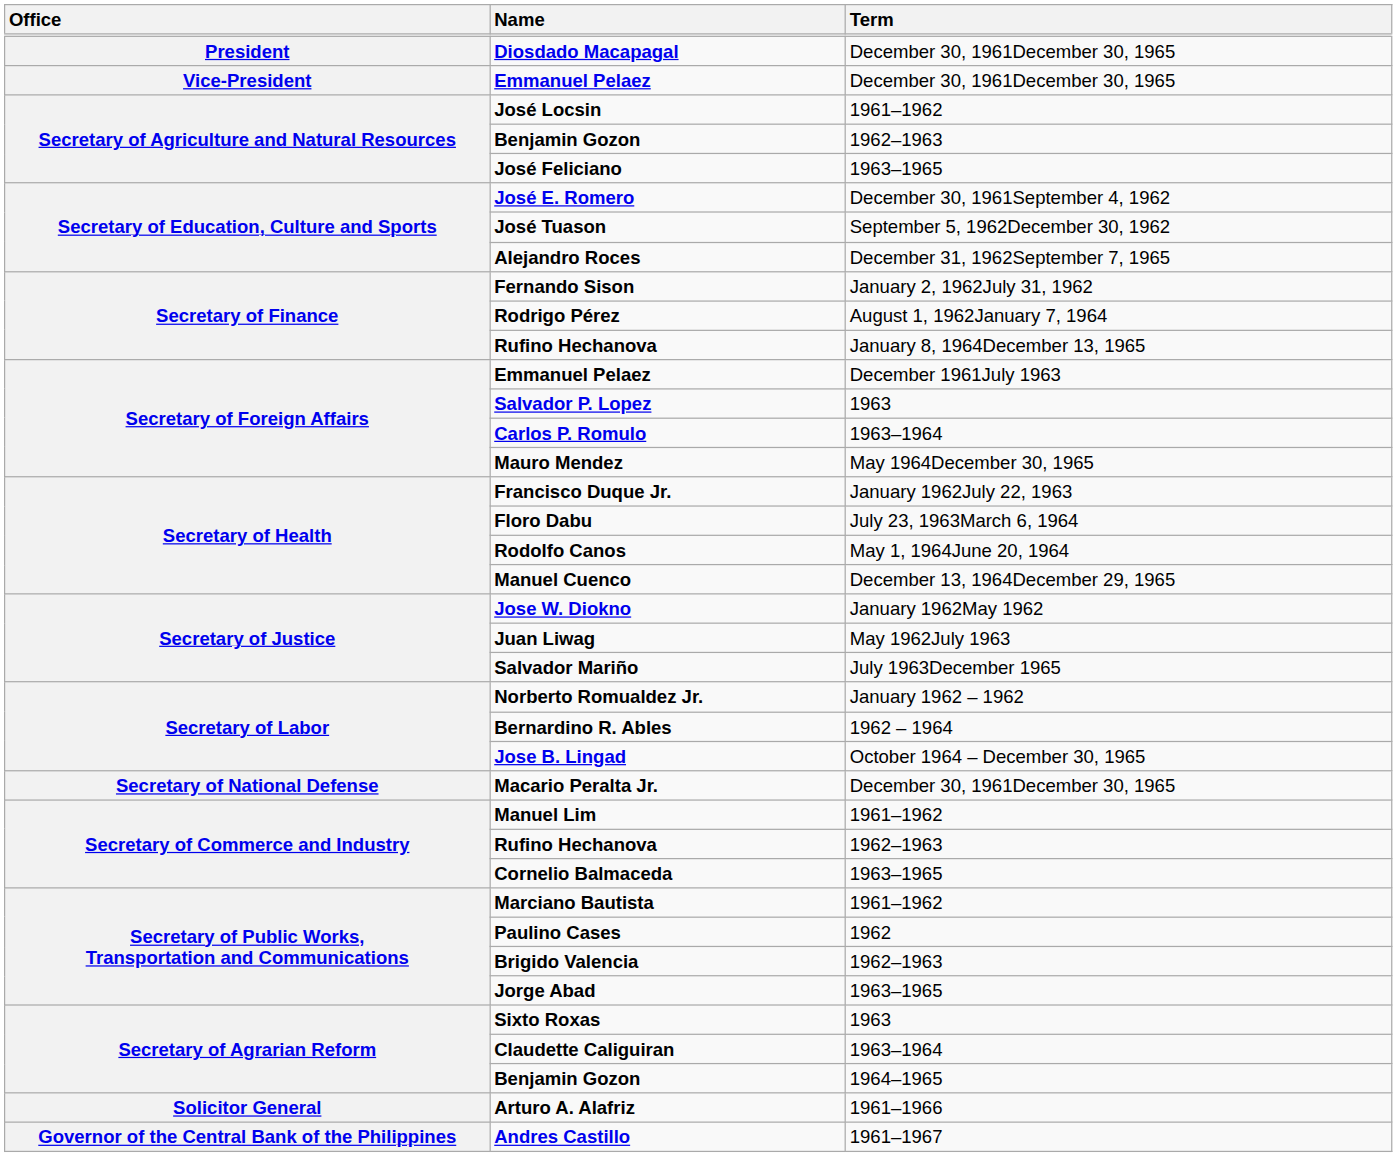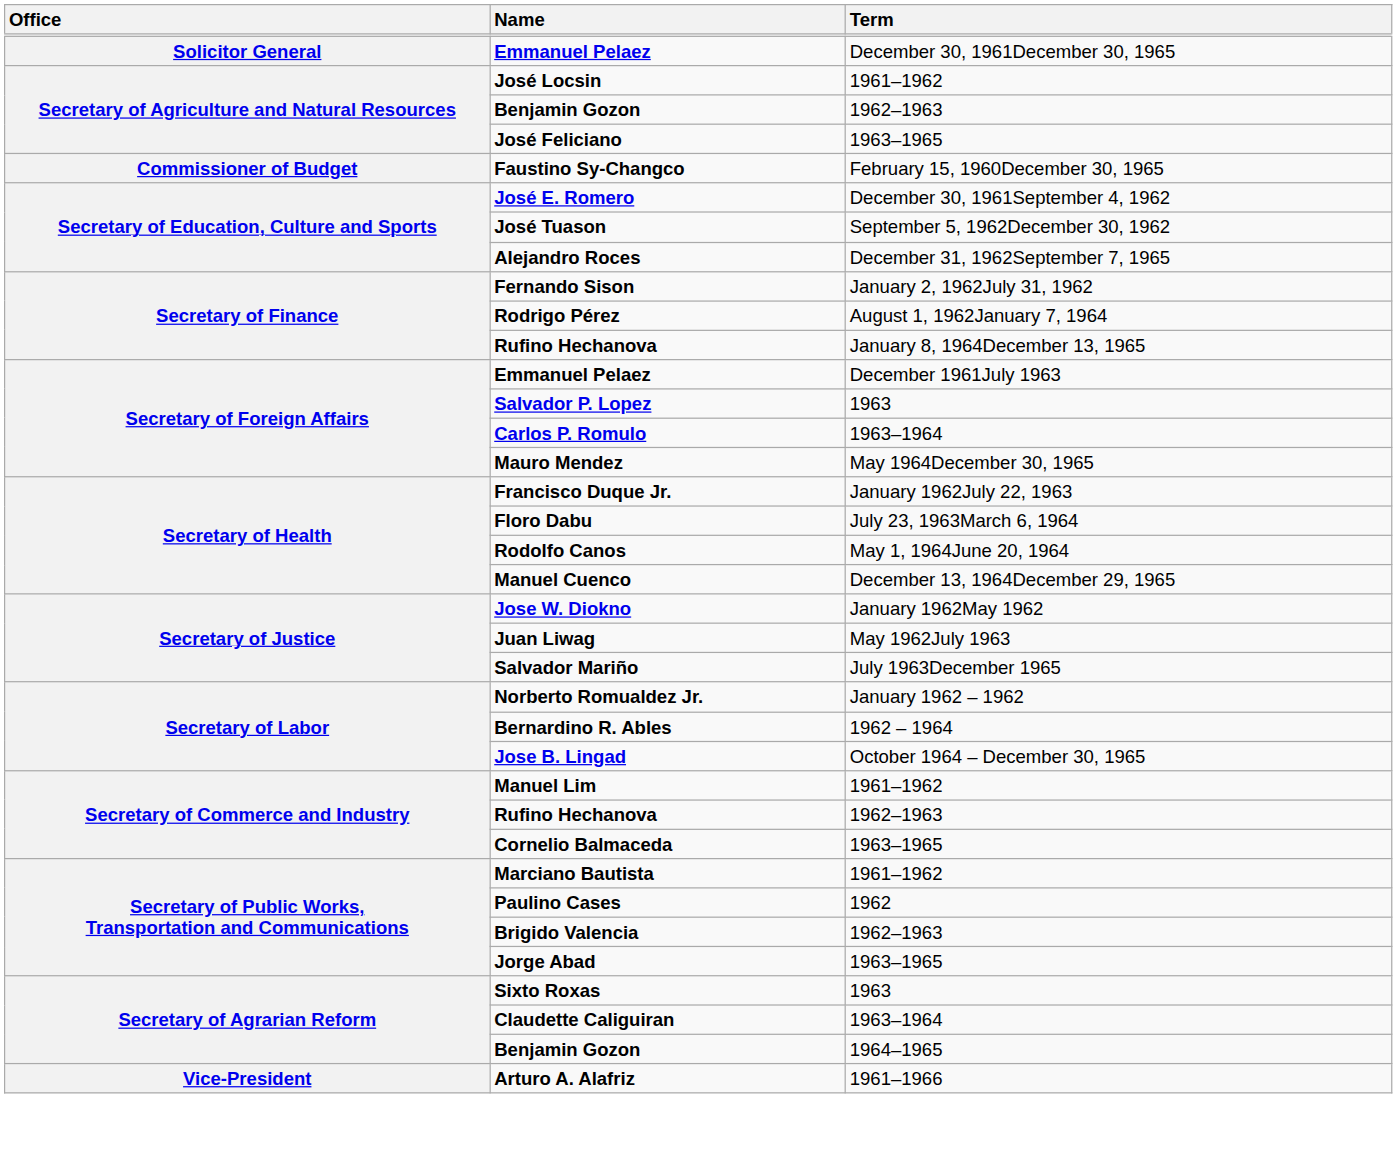- row: (586, 51)
(247, 81) Vice-President -> (247, 51) Solicitor General
+ row: (589, 169)
- row: (576, 785)
(247, 1108) Solicitor General -> (247, 1079) Vice-President
- row: (562, 1137)
